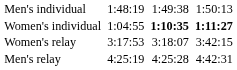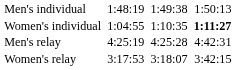(170, 25) bold -> (169, 25) normal
rows swapped: (33, 59) <-> (40, 42)
